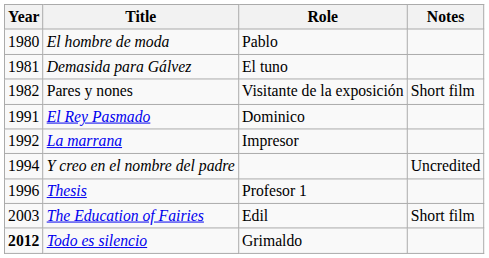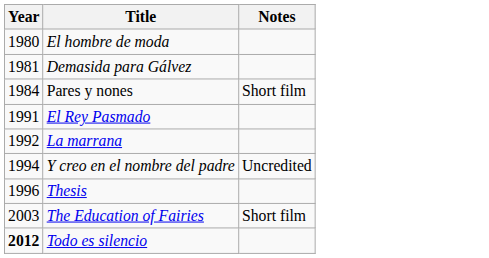- column: (323, 16)
(24, 91) 1982 -> (24, 91) 1984
